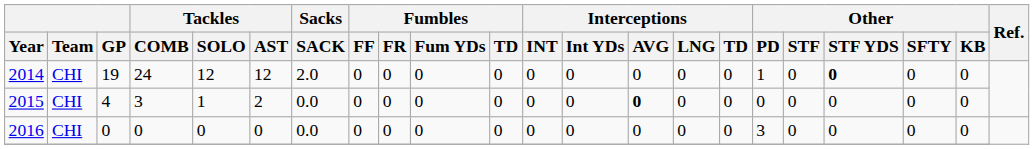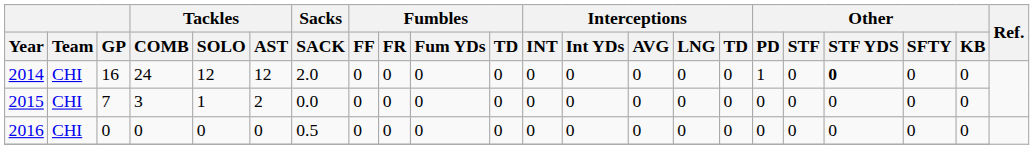(110, 74) 19 -> (110, 74) 16
(106, 102) 4 -> (106, 102) 7
(637, 102) bold -> (637, 102) normal
(307, 130) 0.0 -> (307, 130) 0.5
(761, 130) 3 -> (761, 130) 0
